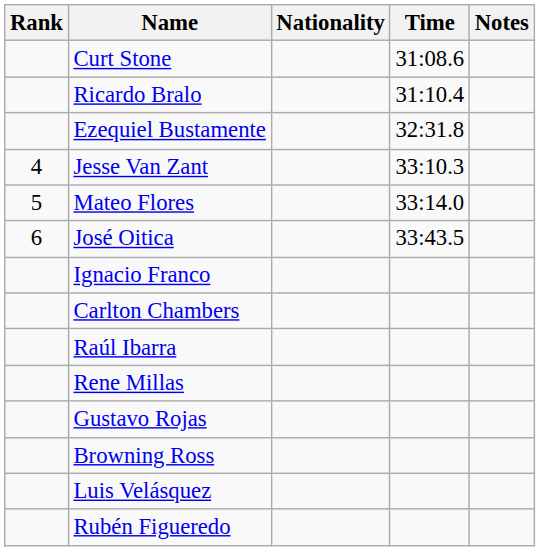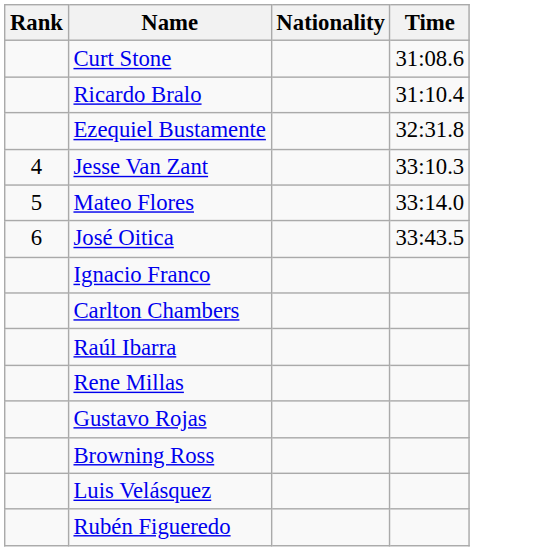- column: (502, 22)
